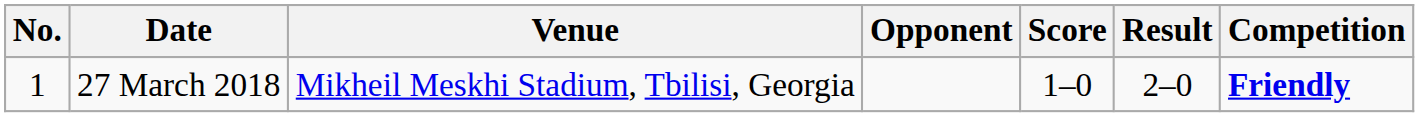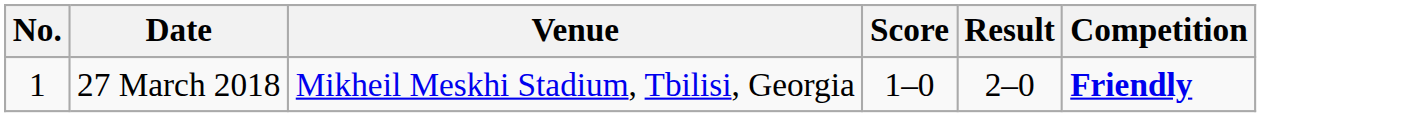- column: (941, 30)
